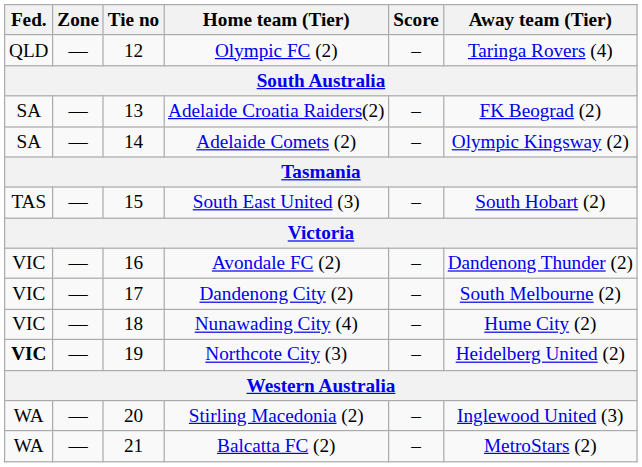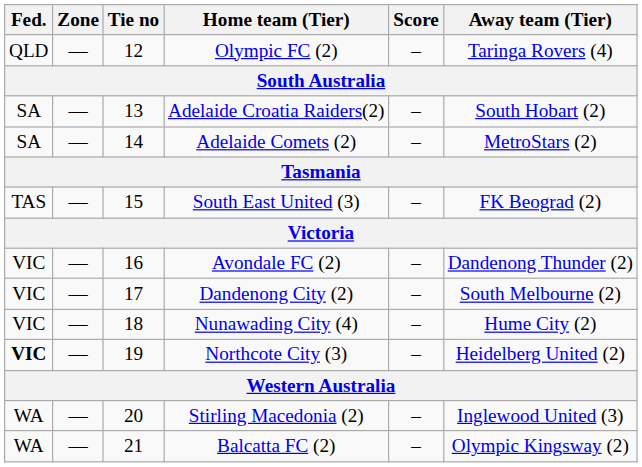(540, 111) FK Beograd (2) -> (540, 111) South Hobart (2)
(540, 141) Olympic Kingsway (2) -> (540, 141) MetroStars (2)
(540, 202) South Hobart (2) -> (540, 202) FK Beograd (2)
(540, 446) MetroStars (2) -> (540, 446) Olympic Kingsway (2)
